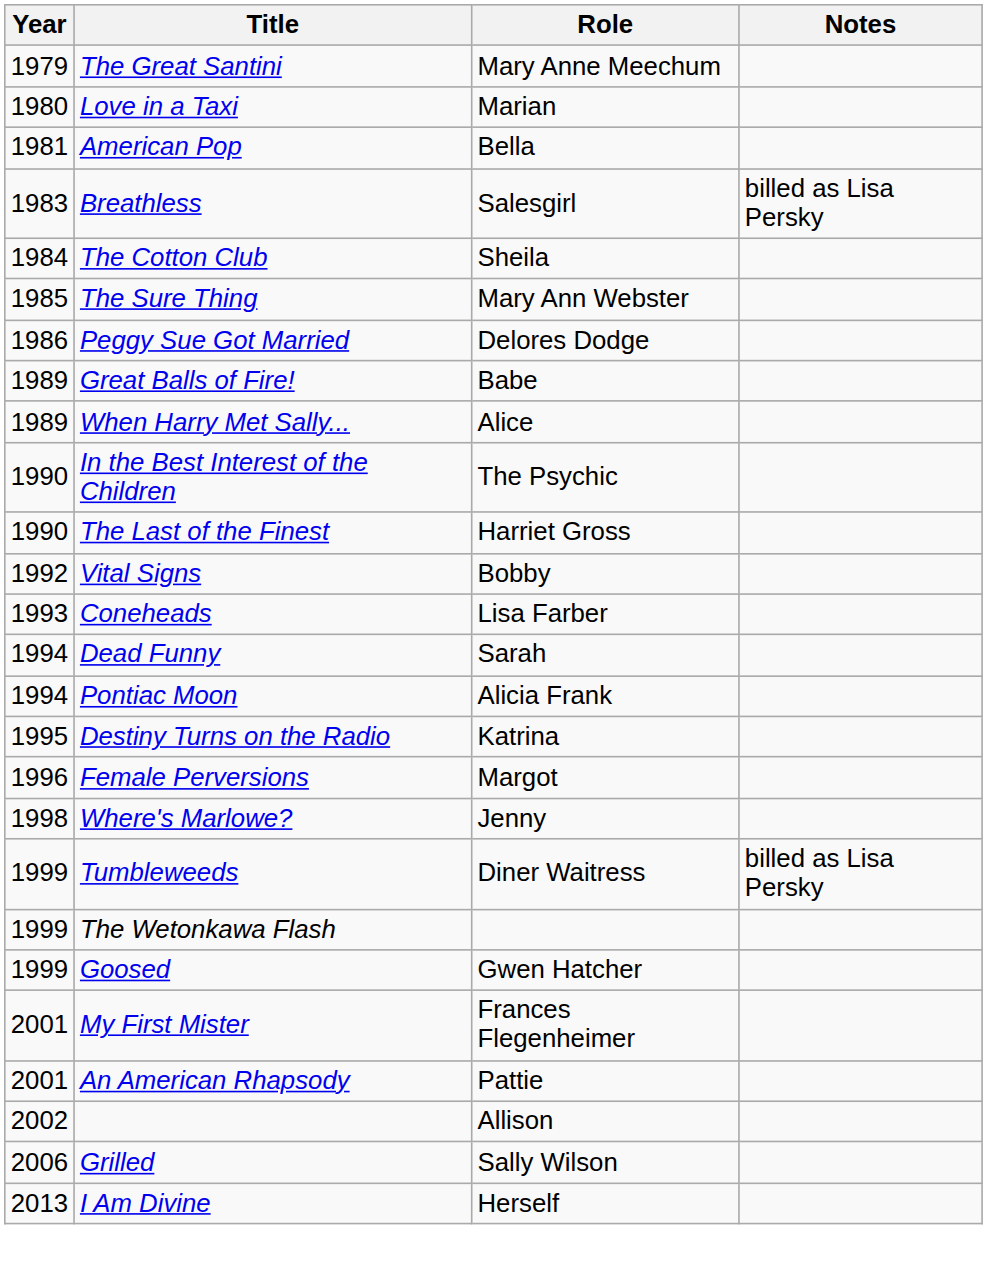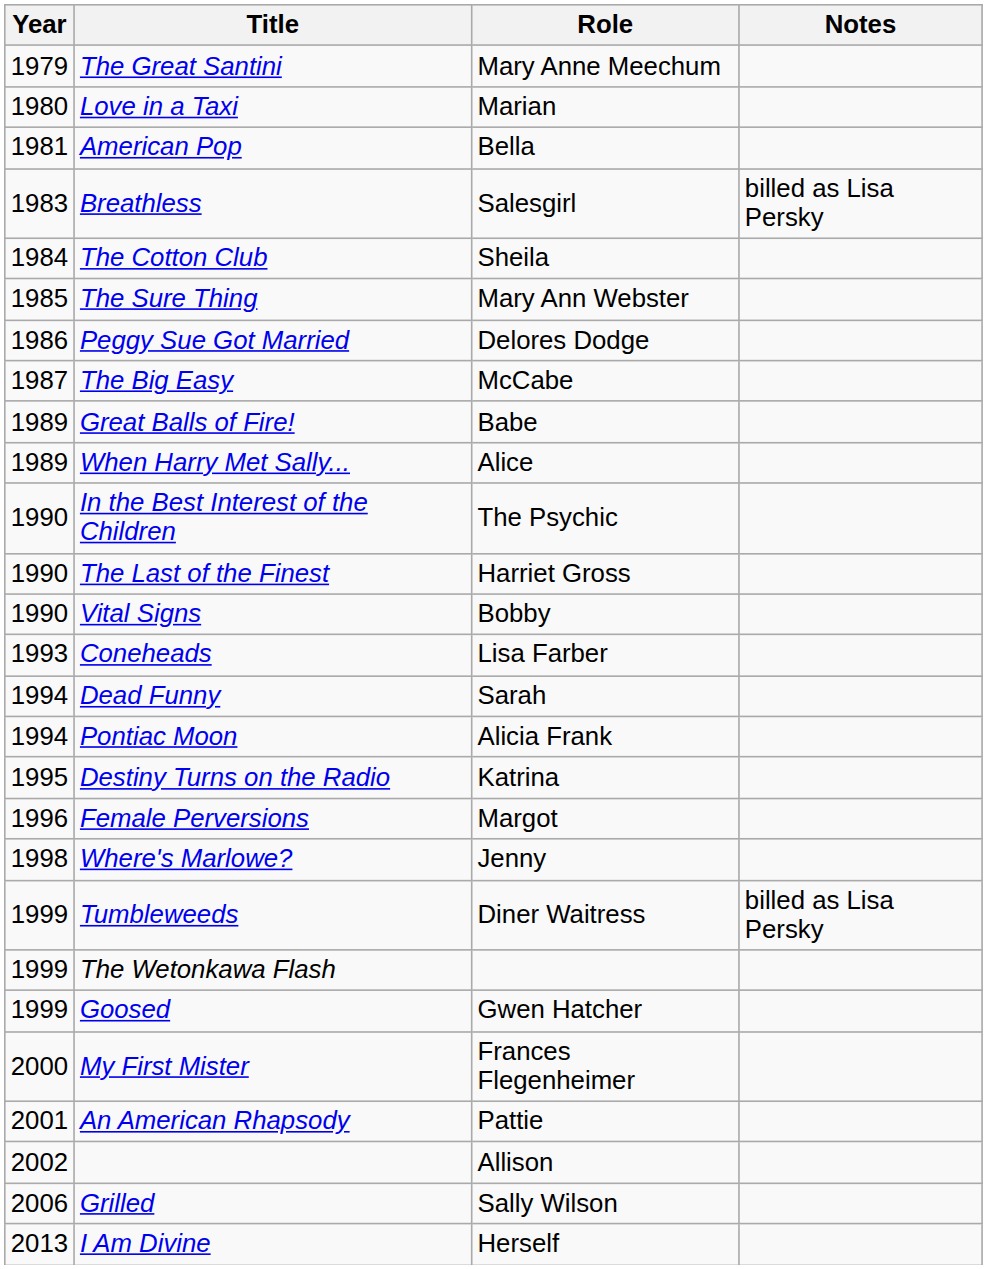+ row: (157, 380)
(39, 573) 1992 -> (39, 613) 1990
(39, 1025) 2001 -> (39, 1065) 2000
